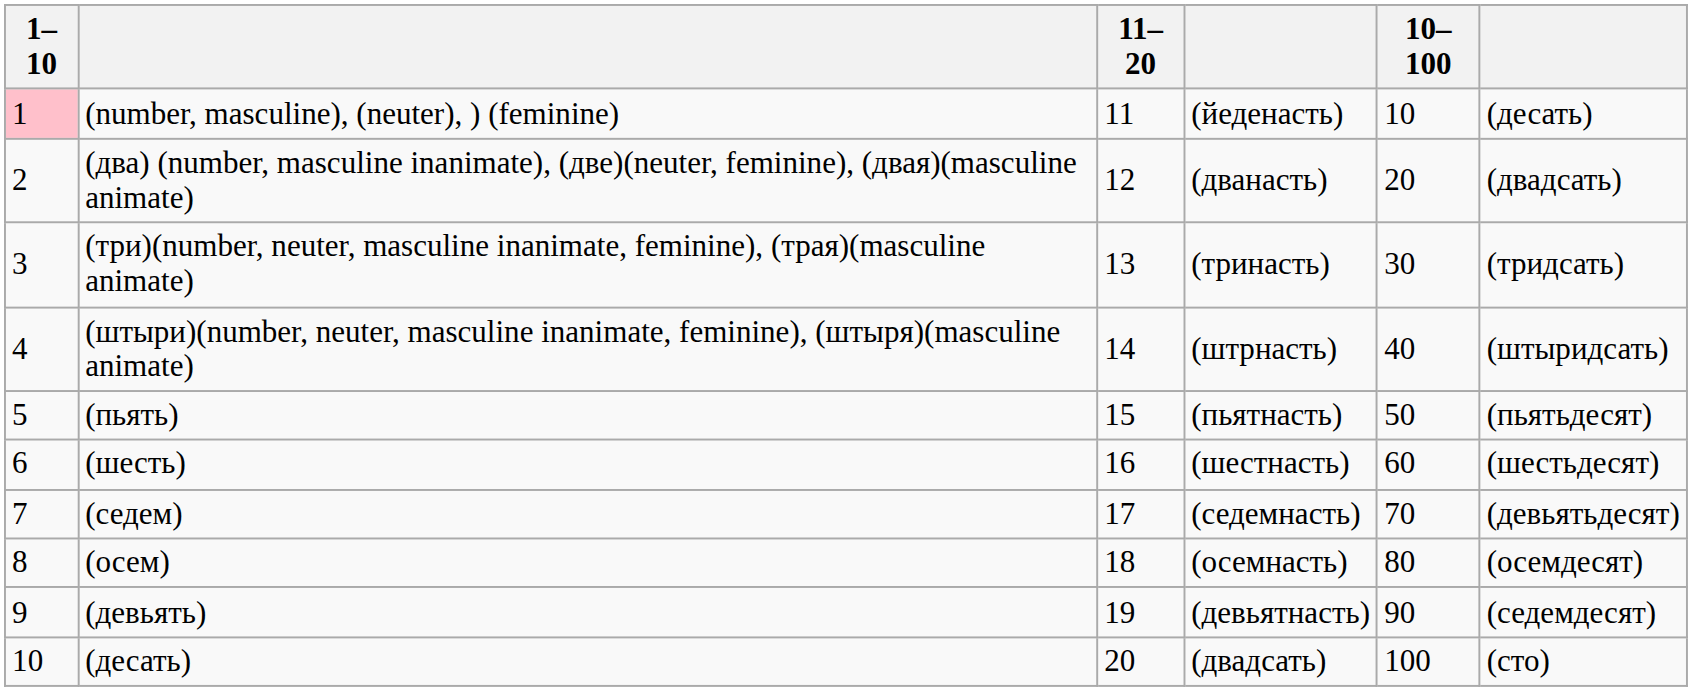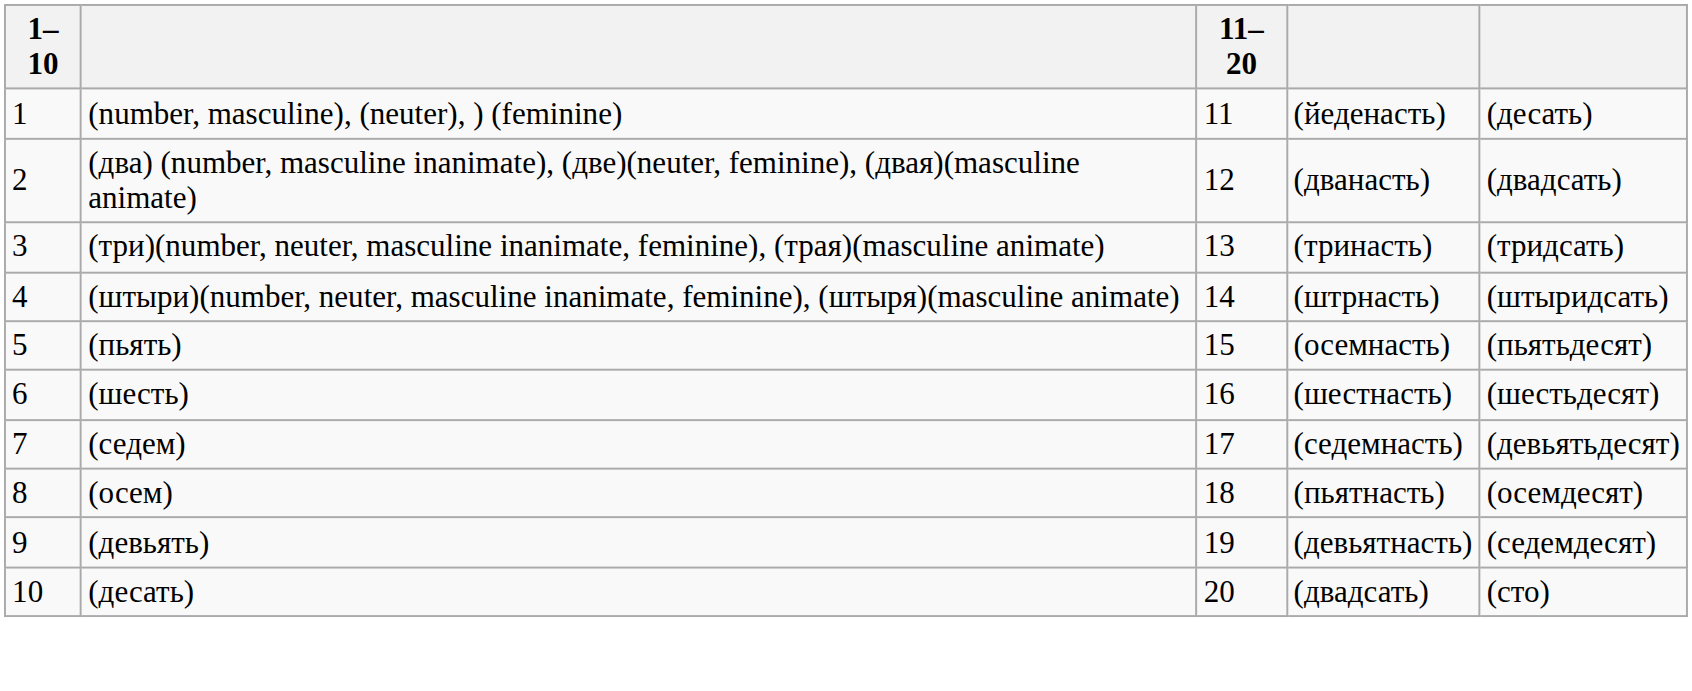- column: (1428, 46)
(20, 113) pink background -> (20, 113) no background
(1267, 414) (пьятнасть) -> (1372, 345) (осемнасть)
(1269, 562) (осемнасть) -> (1369, 492) (пьятнасть)
